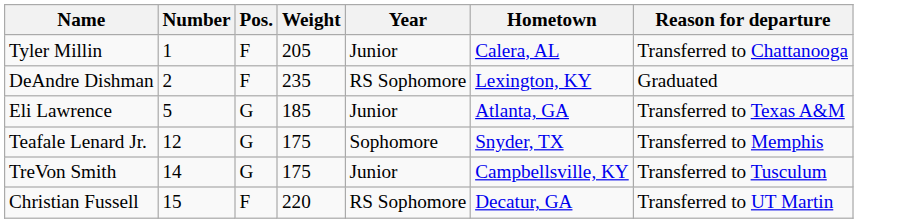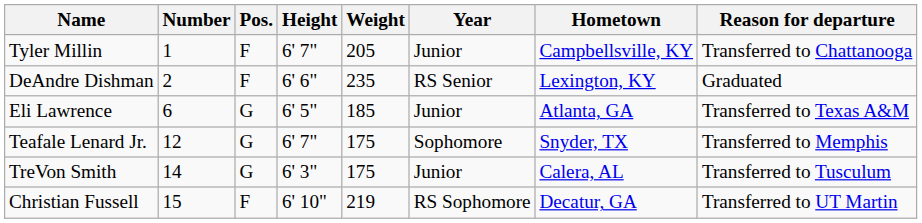+ column: (310, 19)
(517, 50) Calera, AL -> (616, 50) Campbellsville, KY
(408, 80) RS Sophomore -> (453, 80) RS Senior
(167, 111) 5 -> (167, 111) 6
(552, 171) Campbellsville, KY -> (582, 171) Calera, AL
(296, 202) 220 -> (361, 202) 219
